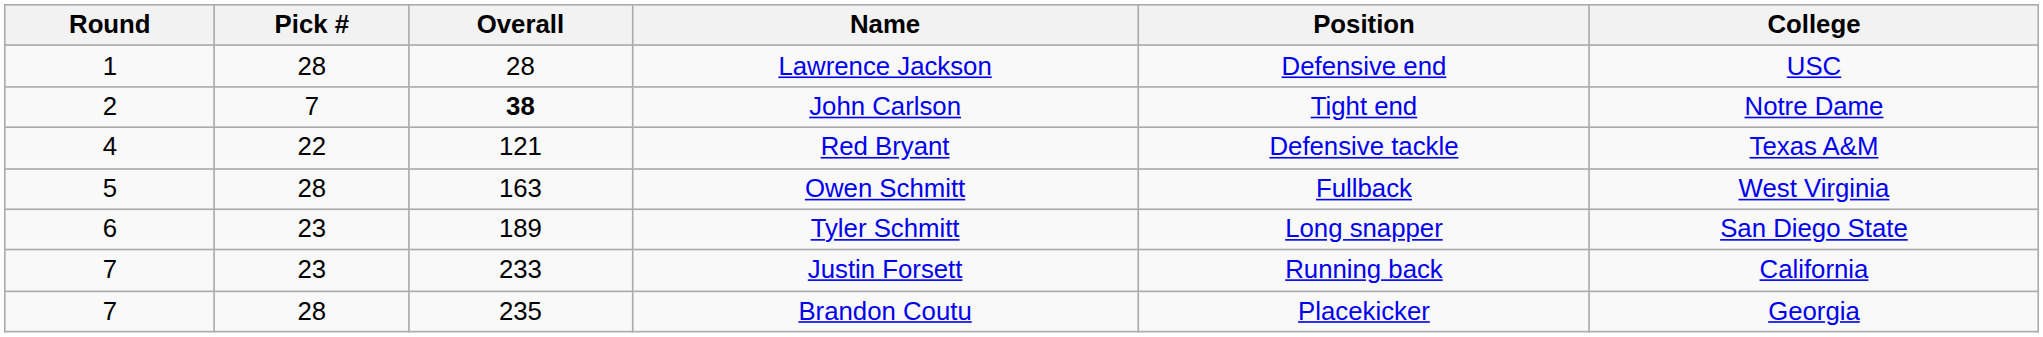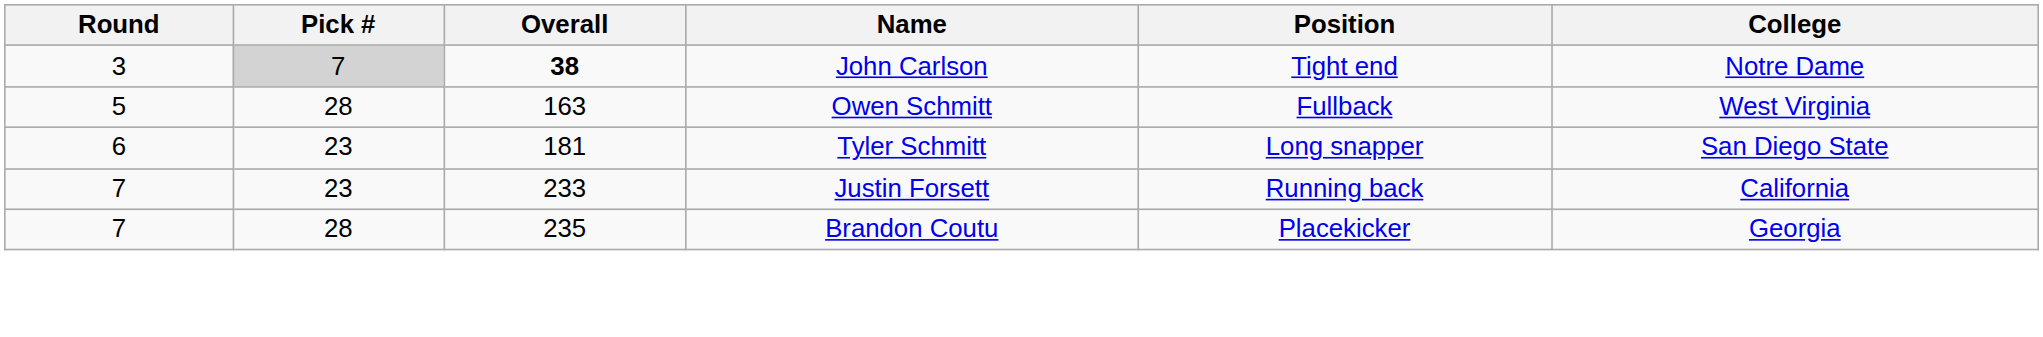- row: (885, 65)
(110, 106) 2 -> (119, 65) 3
(312, 106) no background -> (338, 65) lightgrey background
- row: (885, 147)
(520, 229) 189 -> (565, 147) 181
